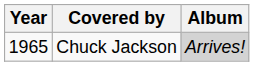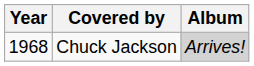(28, 46) 1965 -> (28, 46) 1968
